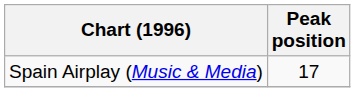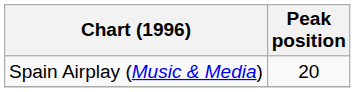(309, 71) 17 -> (309, 71) 20
